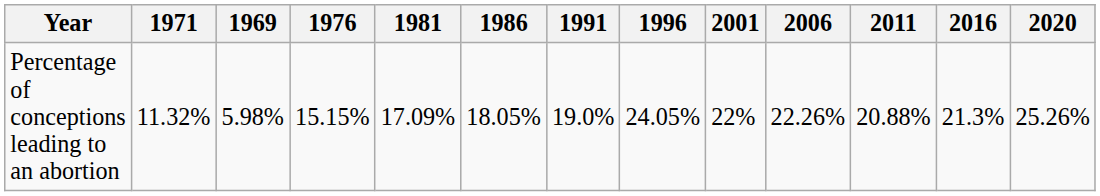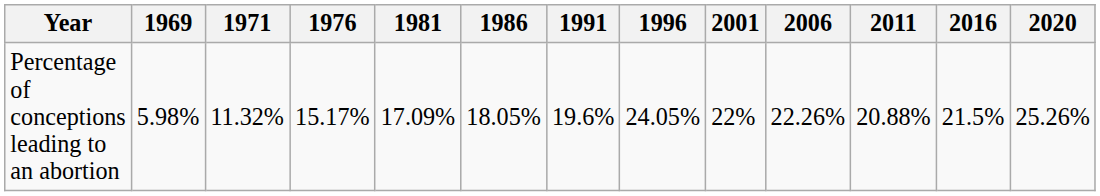columns swapped: (253, 23) <-> (174, 23)
(332, 116) 15.15% -> (332, 116) 15.17%
(583, 116) 19.0% -> (583, 116) 19.6%
(973, 116) 21.3% -> (973, 116) 21.5%
